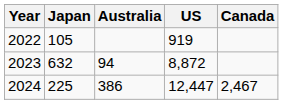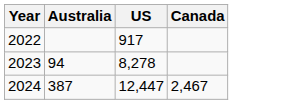- column: (69, 16)
(181, 39) 919 -> (131, 39) 917
(187, 63) 8,872 -> (137, 63) 8,278
(110, 87) 386 -> (60, 87) 387
